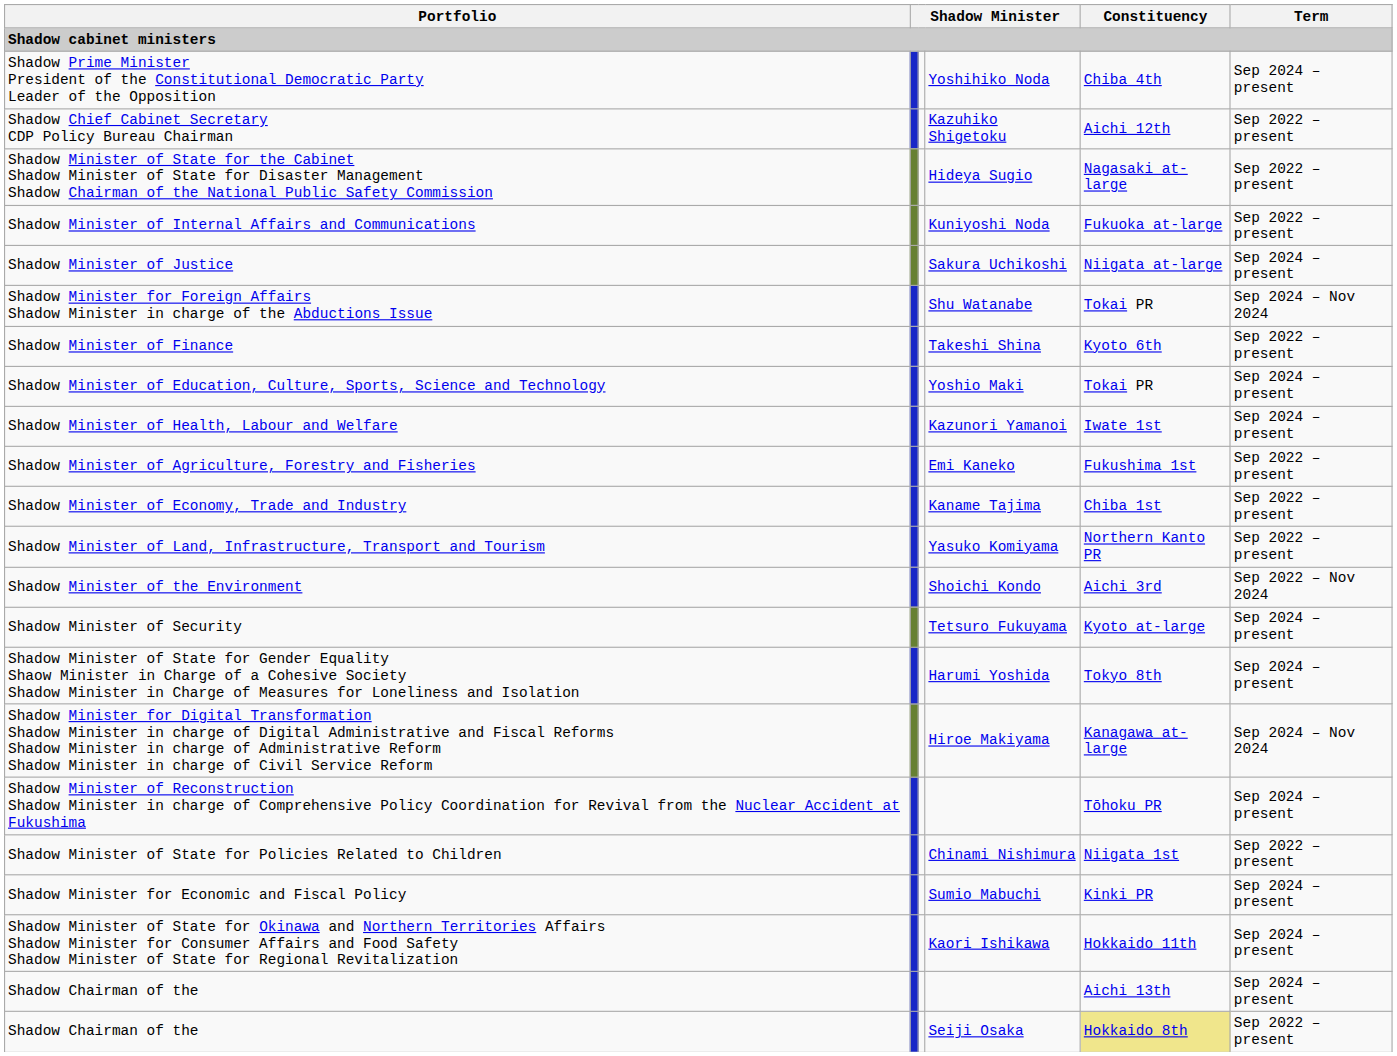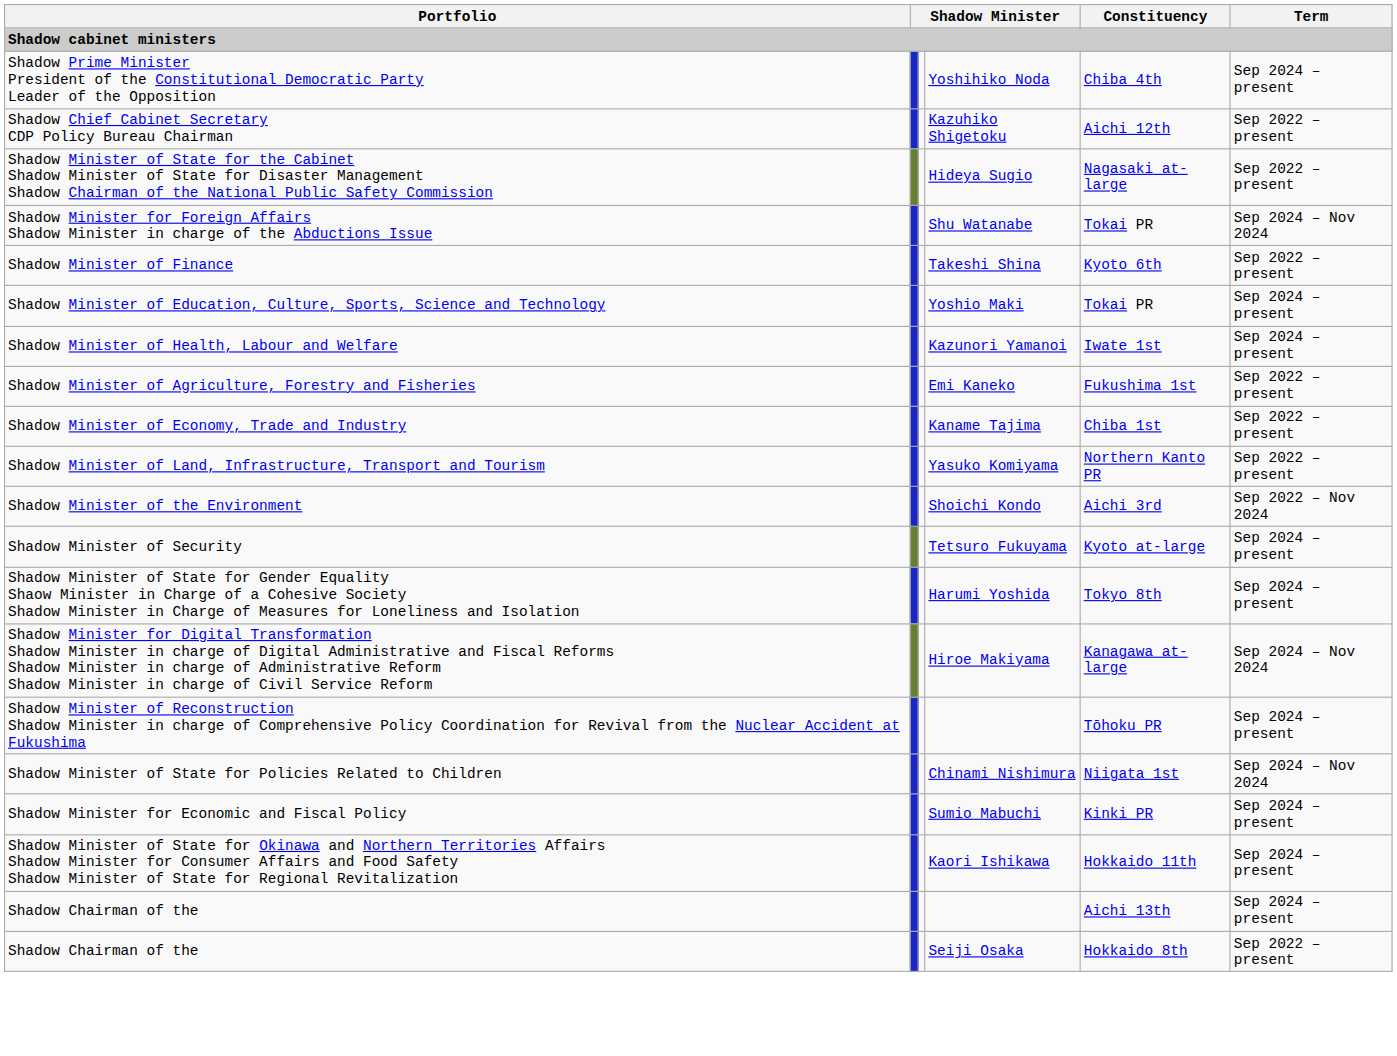- row: (242, 225)
- row: (121, 266)
(1277, 854) Sep 2022 – present -> (1294, 774) Sep 2024 – Nov 2024
(1136, 1032) khaki background -> (1136, 951) no background
